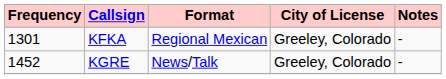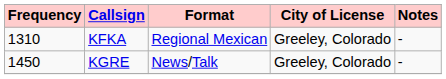(24, 39) 1301 -> (24, 39) 1310
(24, 62) 1452 -> (24, 62) 1450
